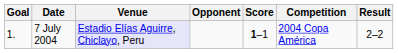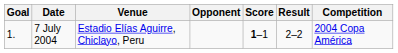columns swapped: (375, 12) <-> (316, 12)
(127, 34) lavender background -> (127, 34) no background
